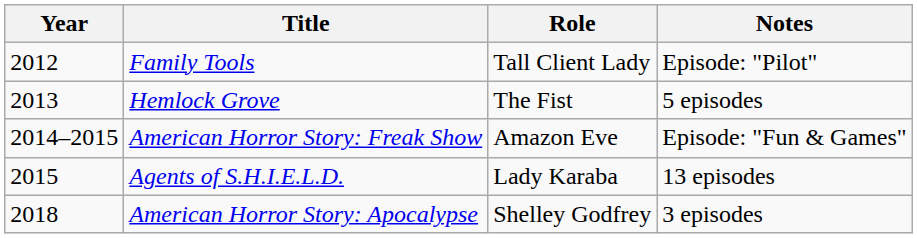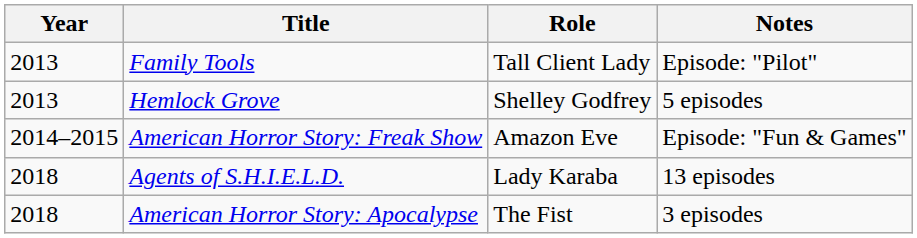(34, 61) 2012 -> (34, 61) 2013
(533, 99) The Fist -> (572, 99) Shelley Godfrey
(34, 175) 2015 -> (34, 175) 2018
(572, 213) Shelley Godfrey -> (533, 213) The Fist
